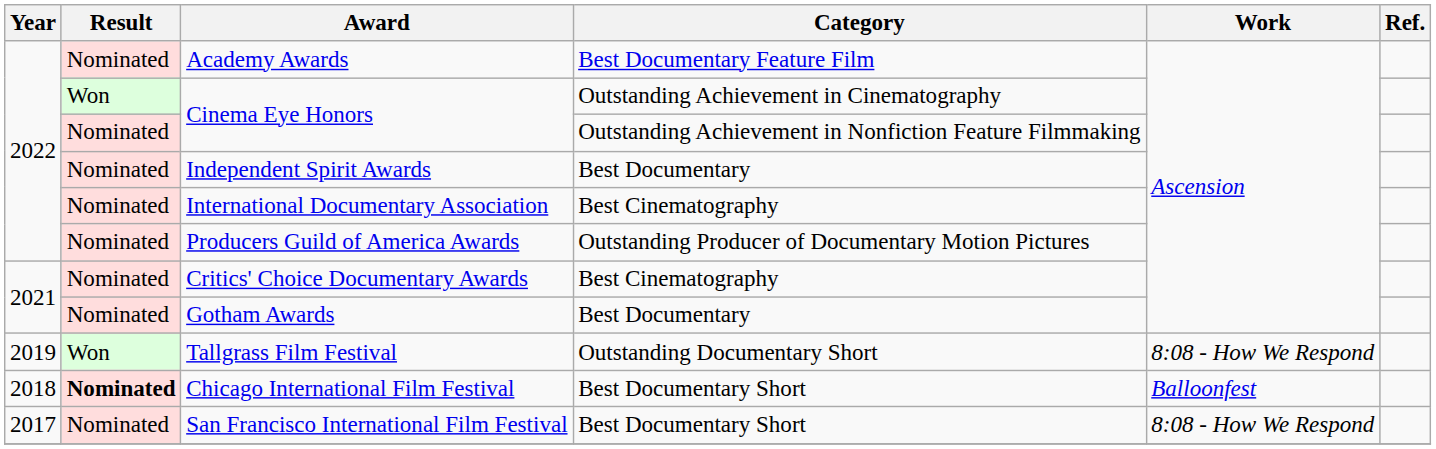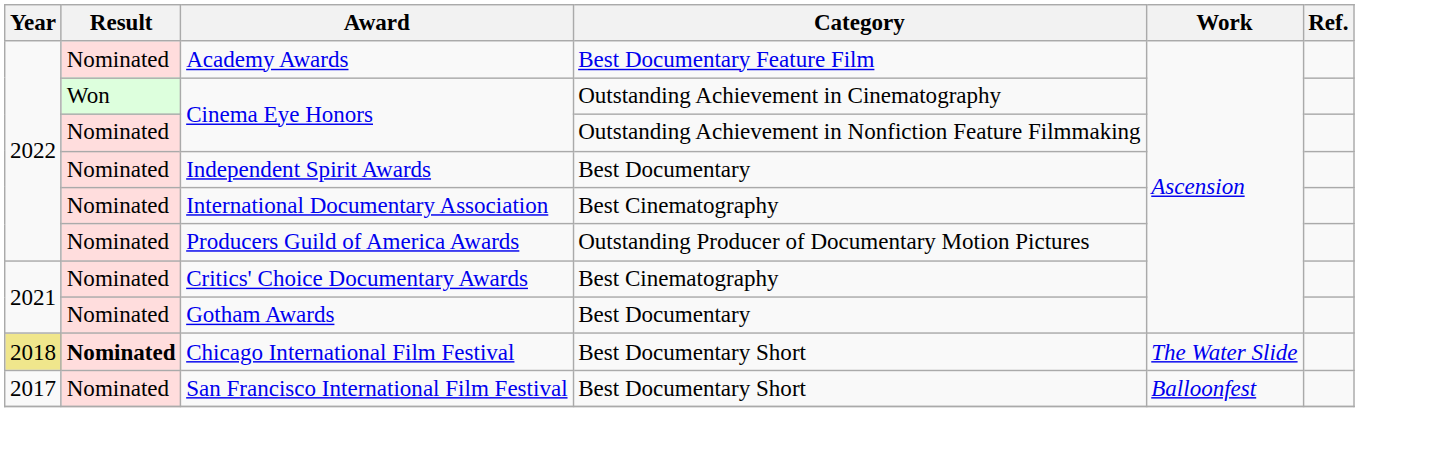- row: (292, 351)
(33, 388) no background -> (33, 351) khaki background
(1204, 388) Balloonfest -> (1224, 351) The Water Slide
(1263, 424) 8:08 - How We Respond -> (1204, 388) Balloonfest
